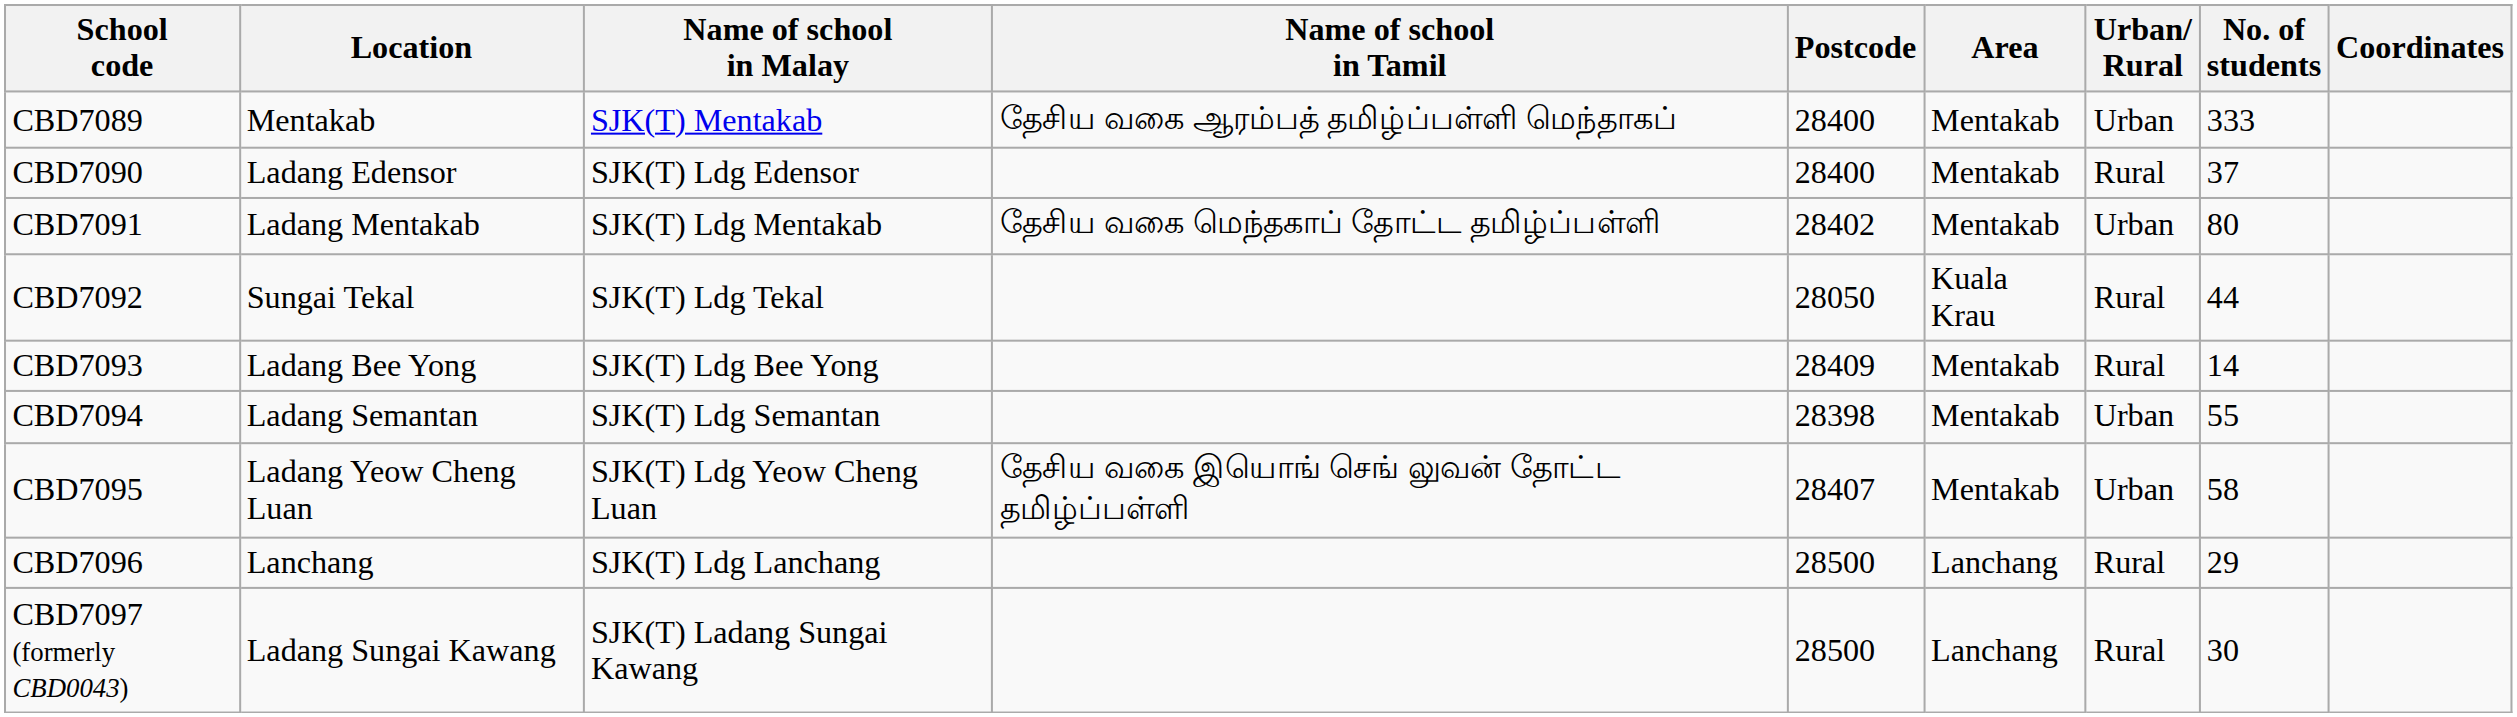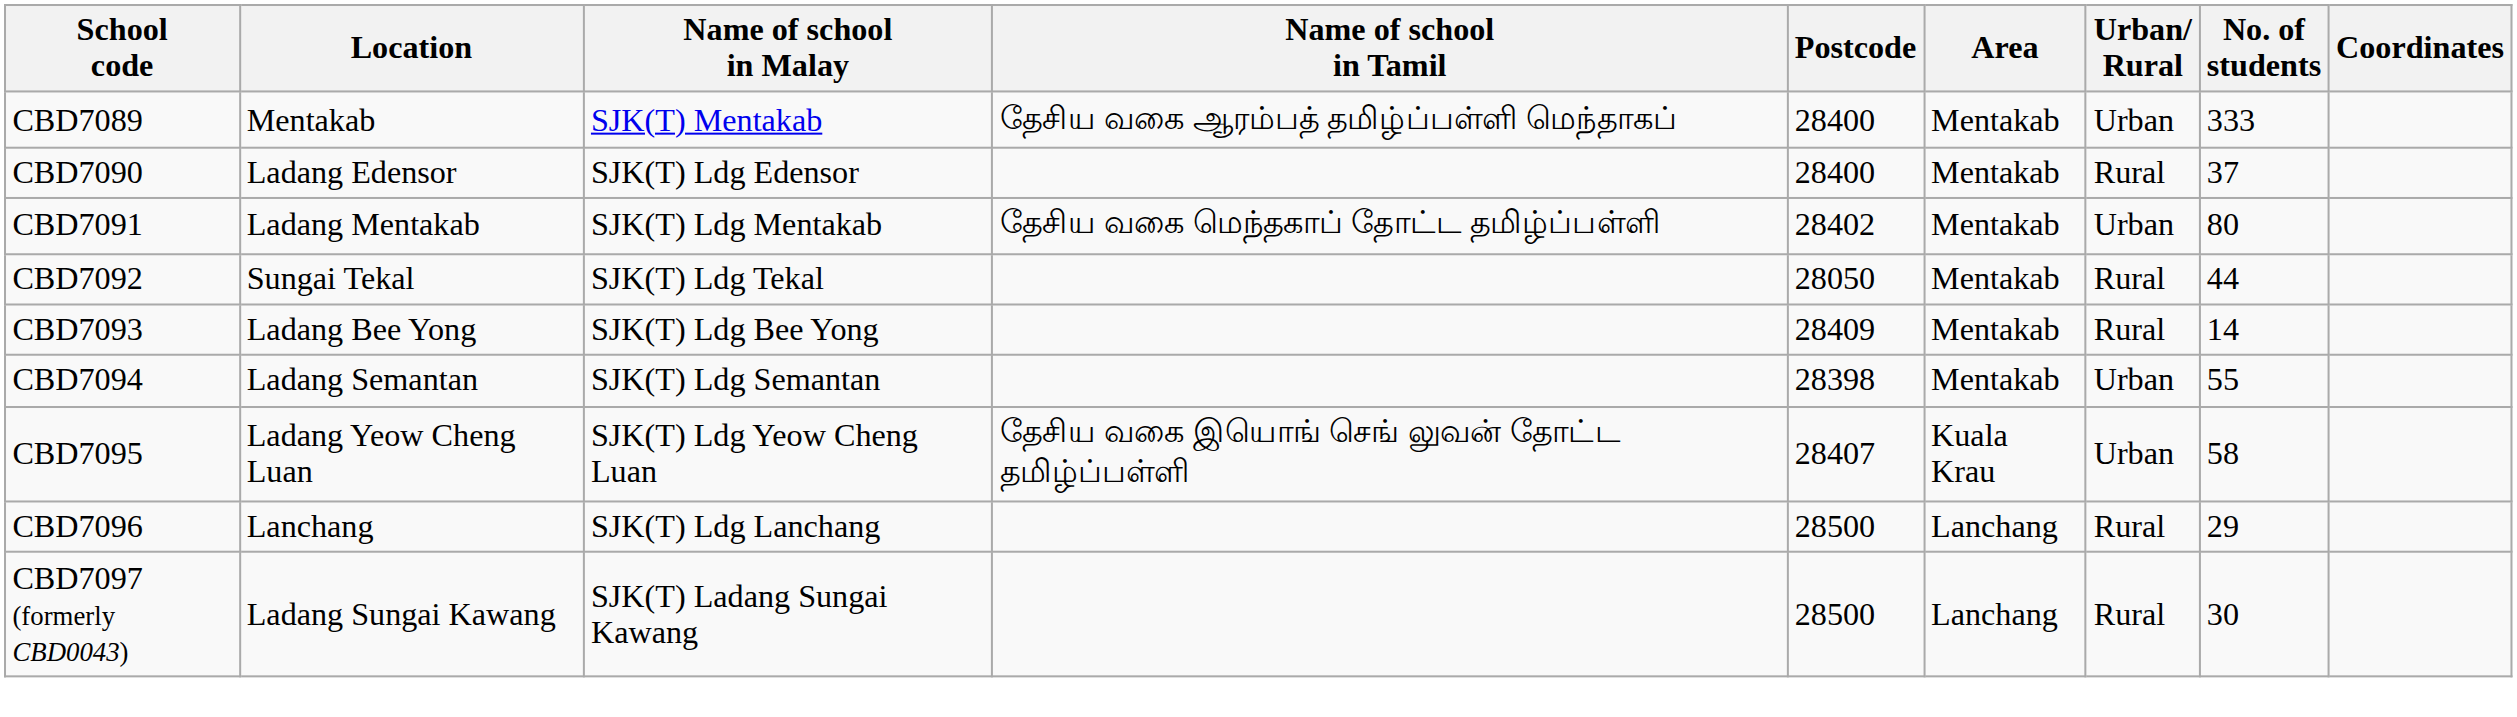(1969, 296) Kuala Krau -> (1995, 278) Mentakab
(1995, 489) Mentakab -> (1969, 453) Kuala Krau
